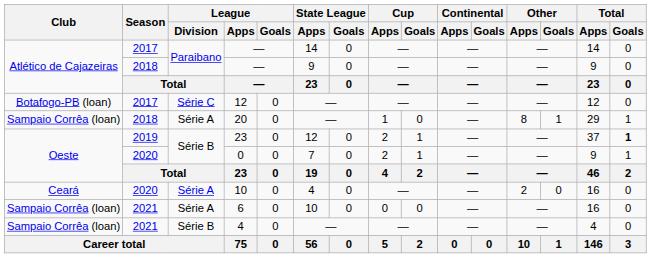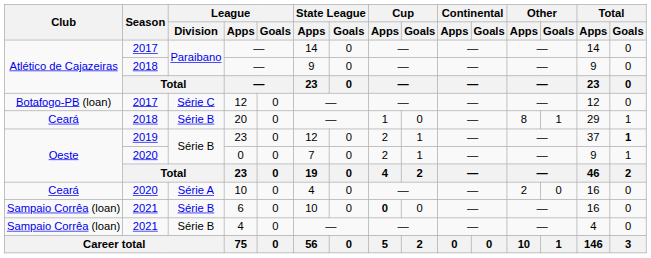(64, 119) Sampaio Corrêa (loan) -> (64, 119) Ceará
(196, 119) Série A -> (196, 119) Série B
(196, 208) Série A -> (196, 208) Série B
(385, 208) normal -> (385, 208) bold
